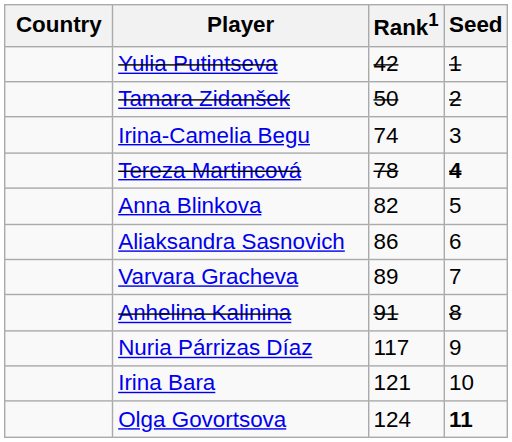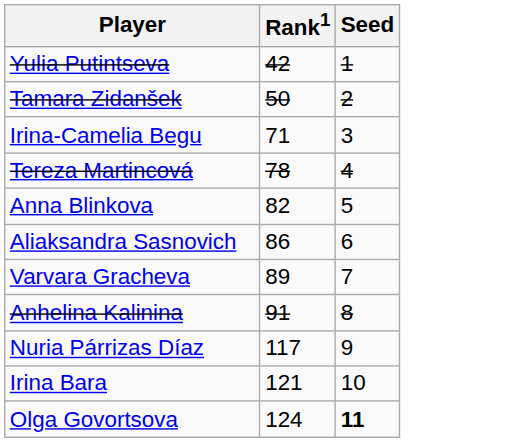- column: (59, 25)
(386, 134) 74 -> (278, 134) 71
(455, 170) bold -> (347, 170) normal
